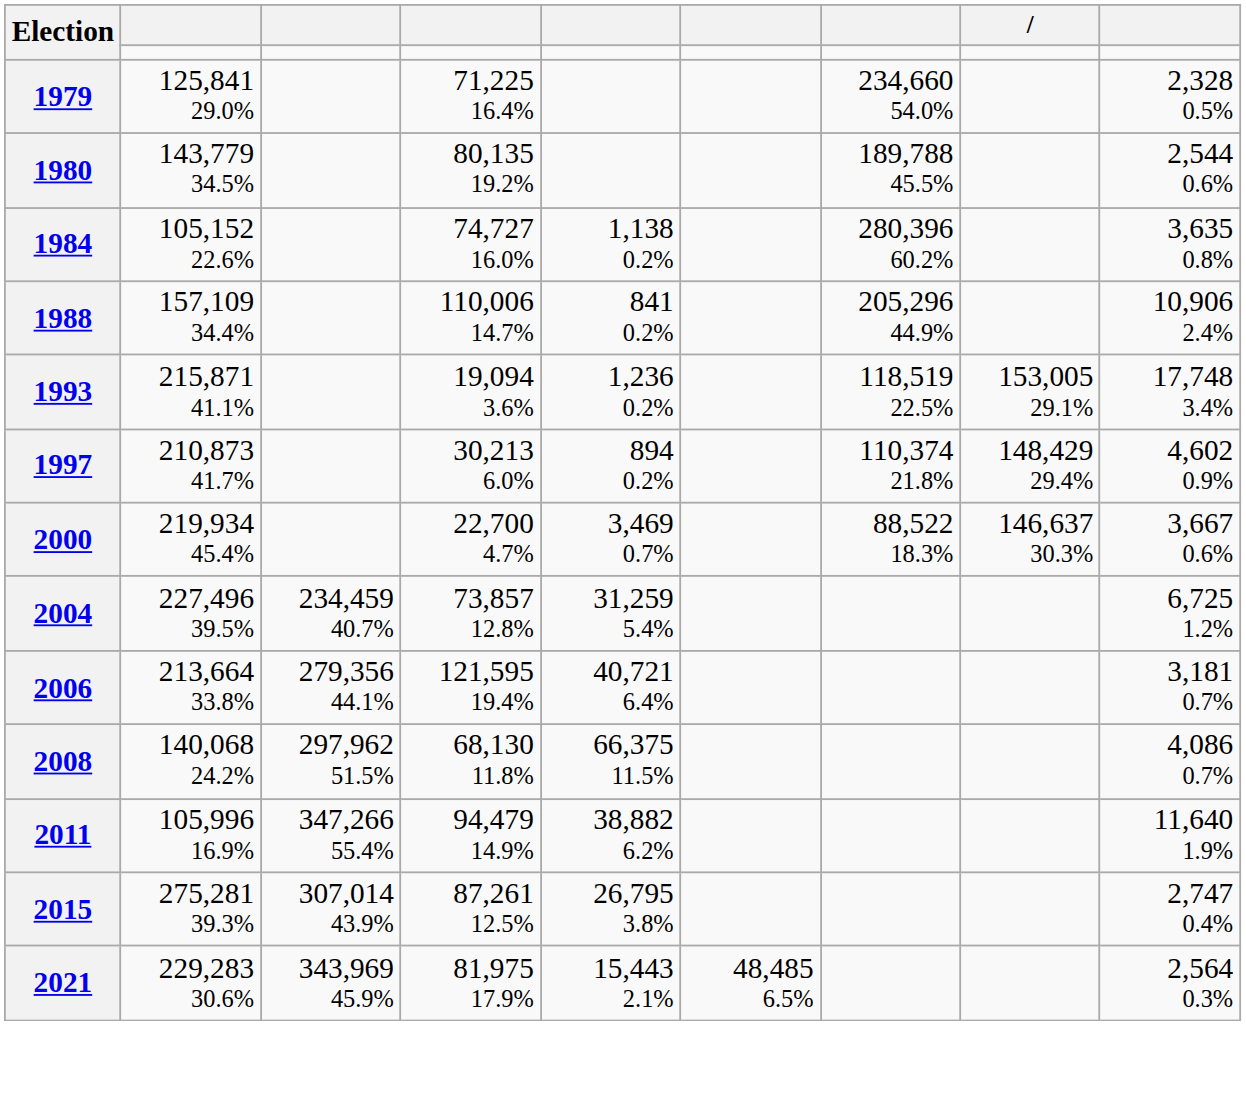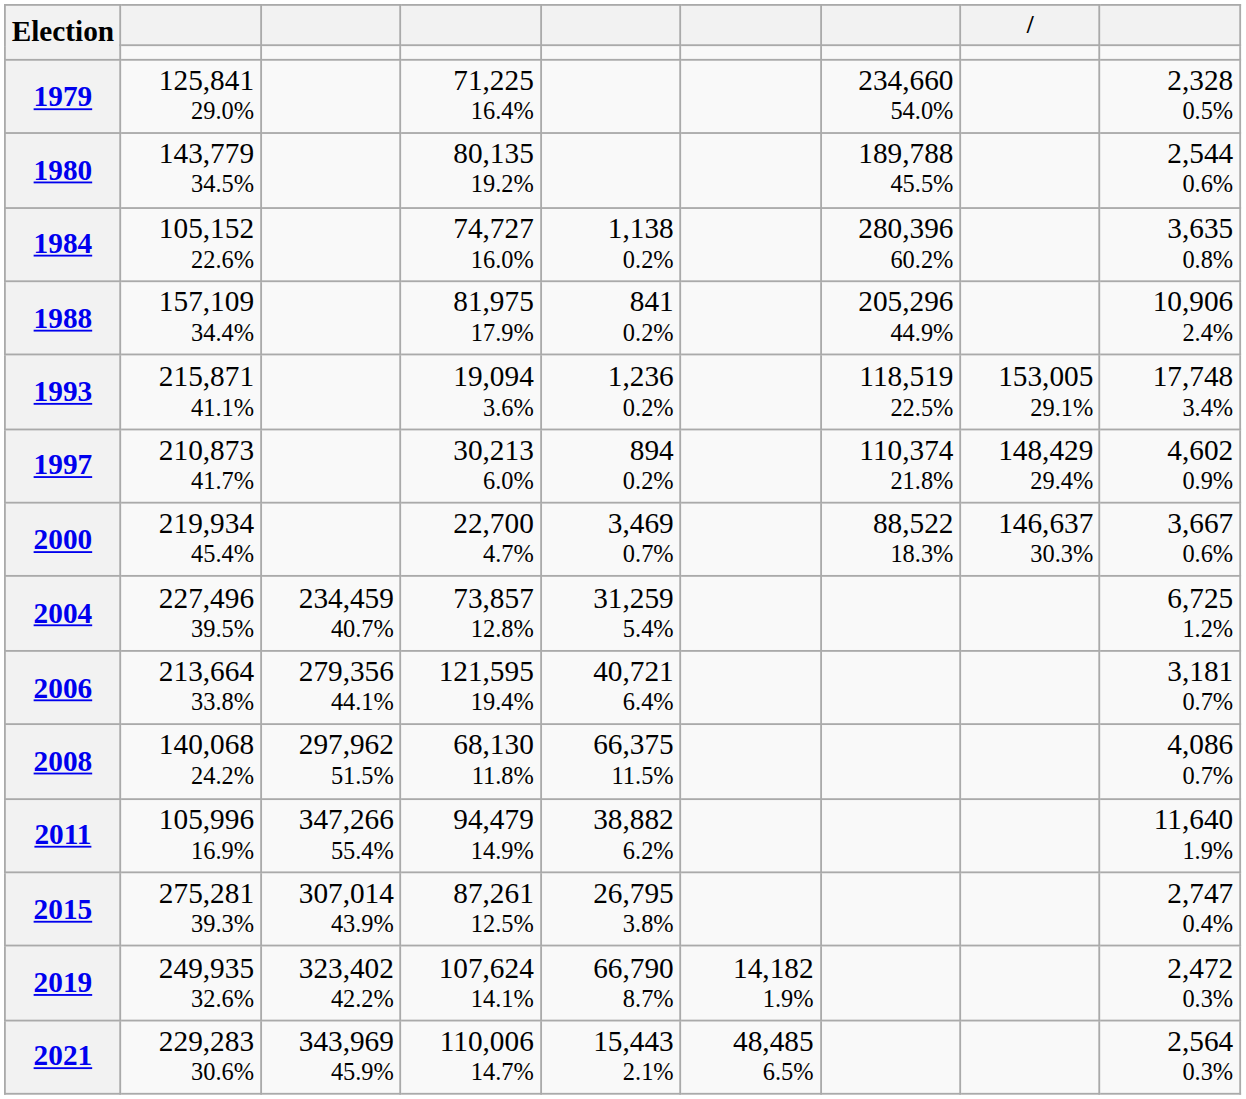(487, 316) 110,006 14.7% -> (494, 316) 81,975 17.9%
+ row: (63, 982)
(494, 981) 81,975 17.9% -> (487, 1055) 110,006 14.7%
